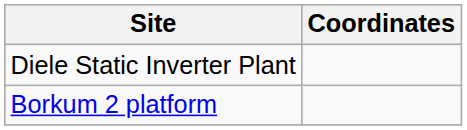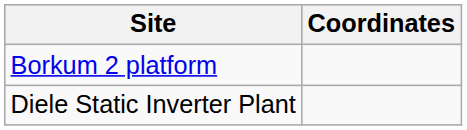rows swapped: (153, 64) <-> (114, 104)
